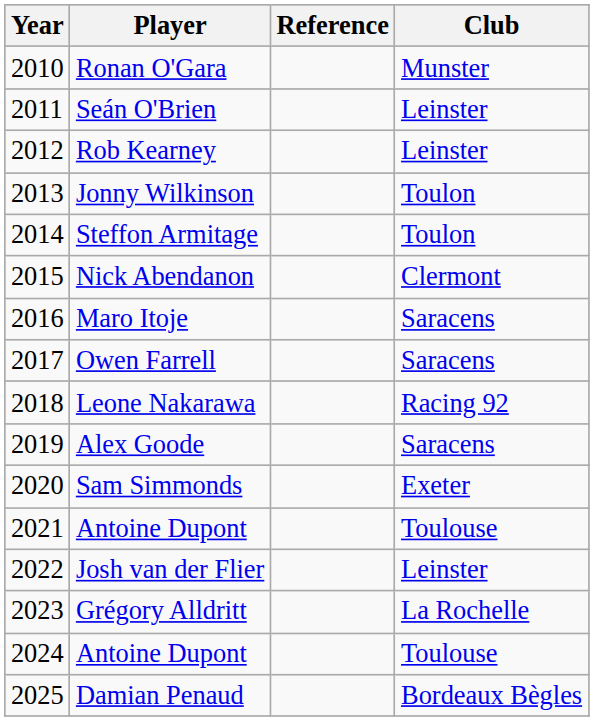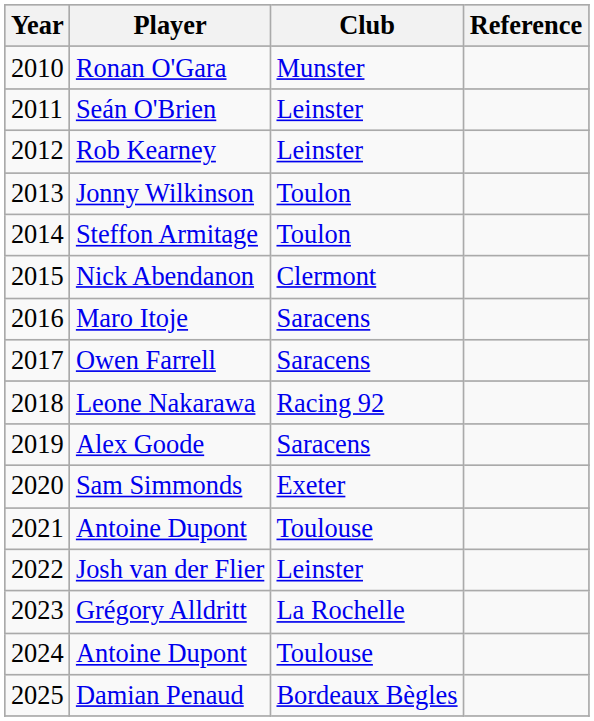columns swapped: (492, 25) <-> (333, 25)
